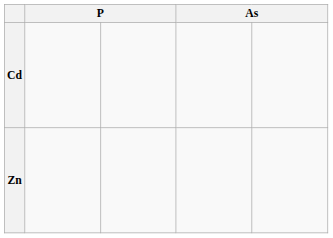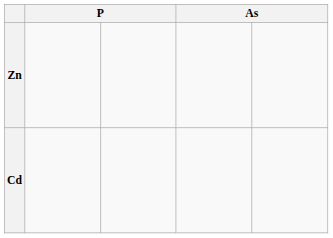rows swapped: (15, 180) <-> (15, 75)
